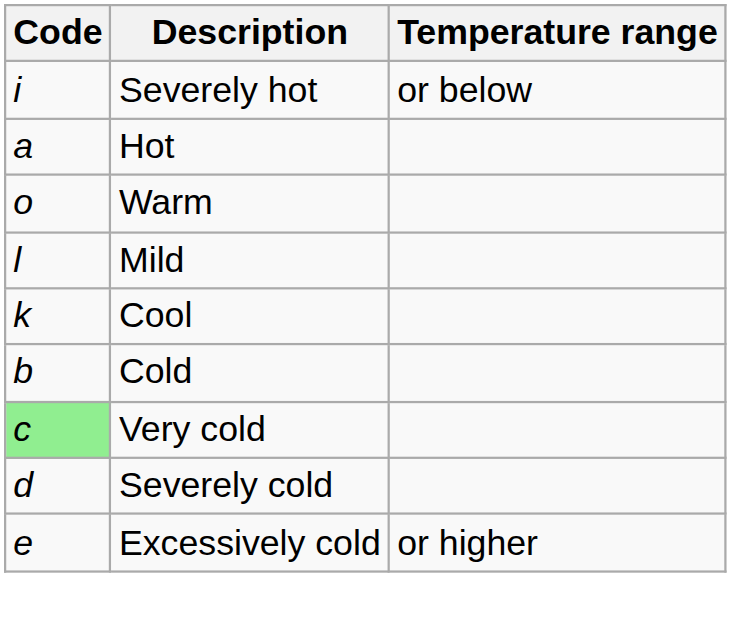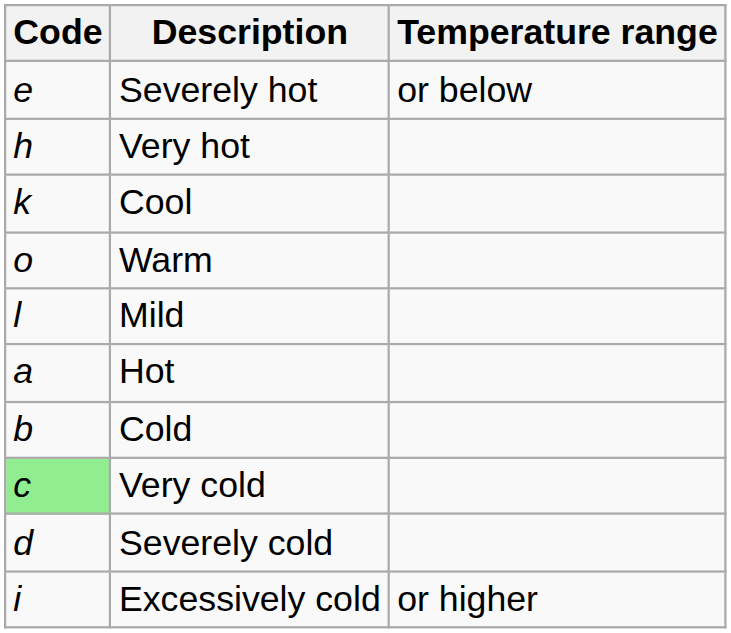(17, 89) i -> (23, 89) e
+ row: (184, 145)
rows swapped: (147, 145) <-> (156, 315)
(23, 542) e -> (17, 598) i
